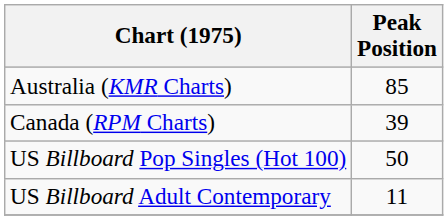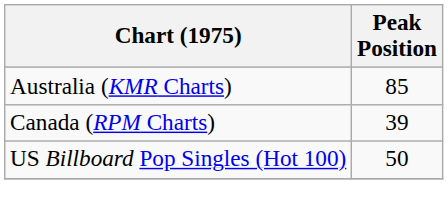- row: (170, 196)
